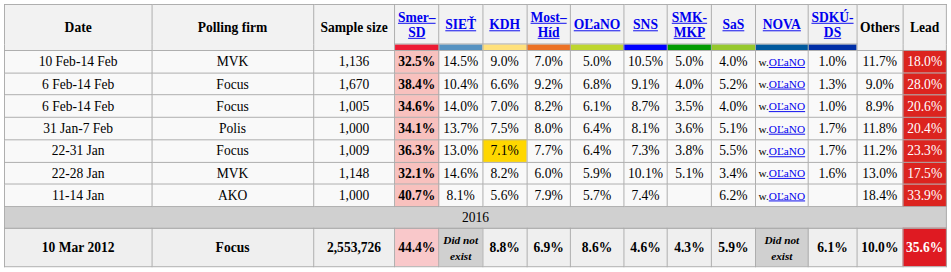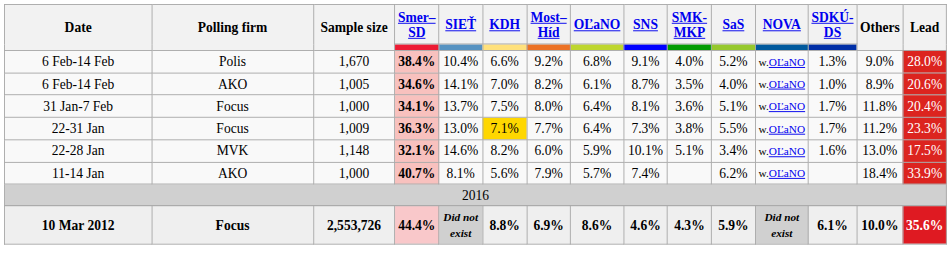- row: (417, 62)
(233, 84) Focus -> (233, 62) Polis
(233, 106) Focus -> (233, 84) AKO
(461, 106) 14.0% -> (461, 84) 14.1%
(233, 129) Polis -> (233, 106) Focus
